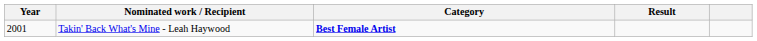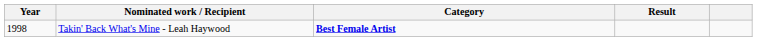(17, 28) 2001 -> (17, 28) 1998
